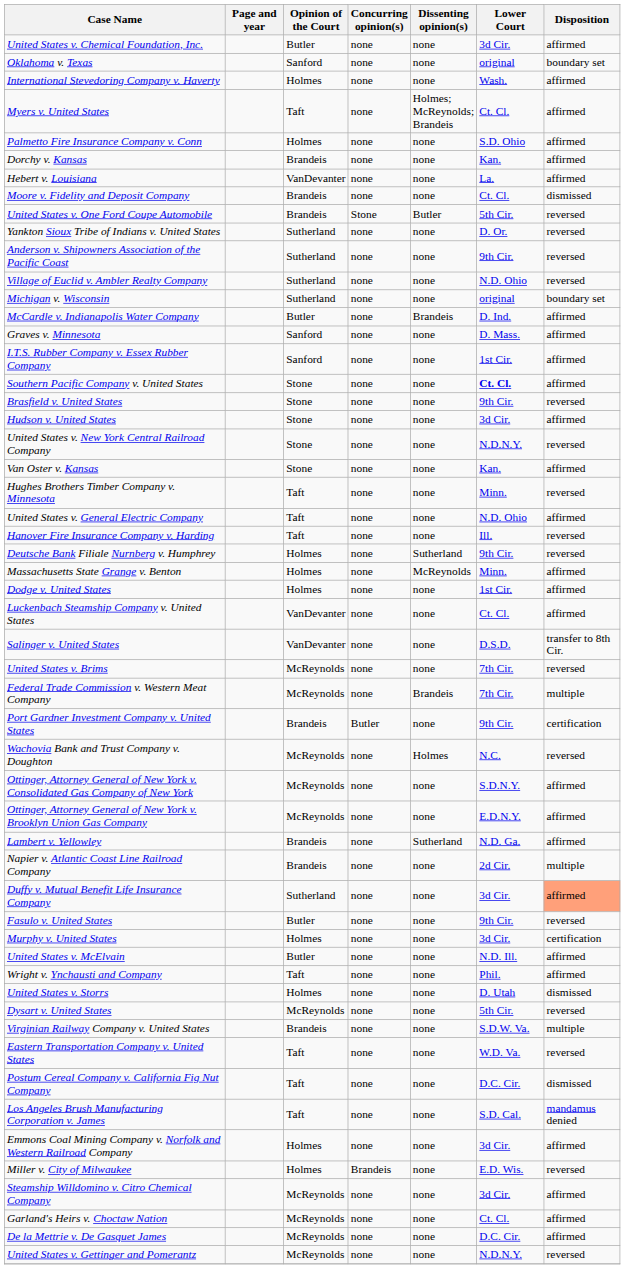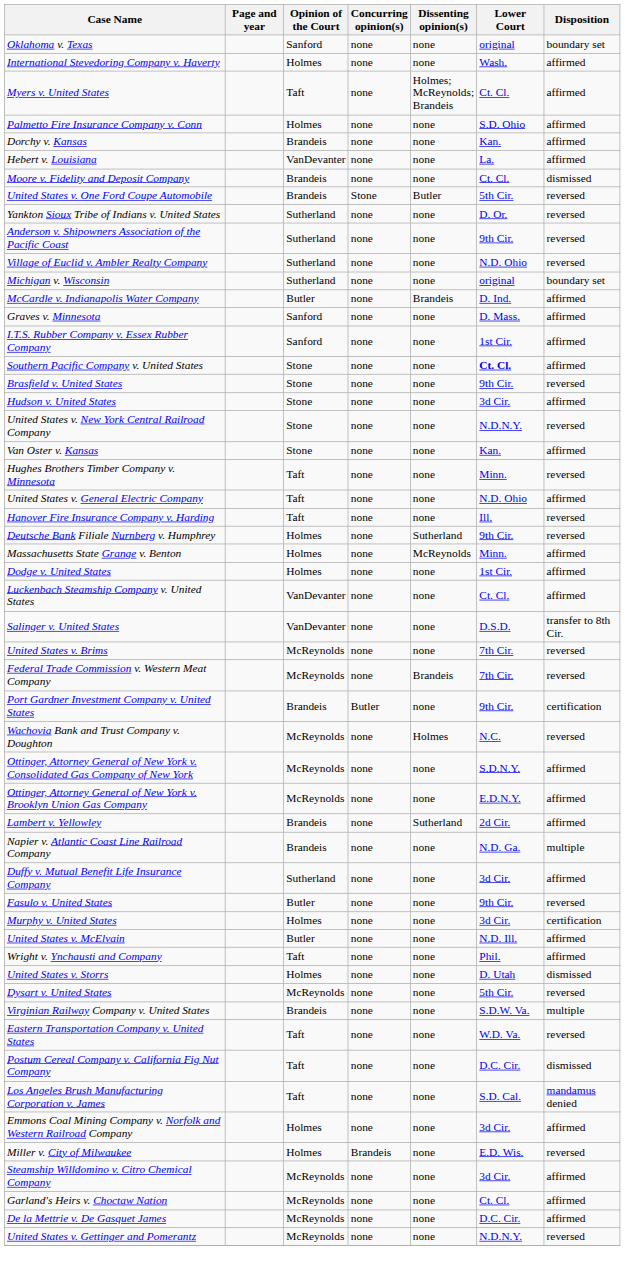- row: (105, 44)
(565, 693) multiple -> (566, 675) reversed
(500, 841) N.D. Ga. -> (495, 822) 2d Cir.
(495, 865) 2d Cir. -> (500, 847) N.D. Ga.
(566, 896) lightsalmon background -> (566, 878) no background
